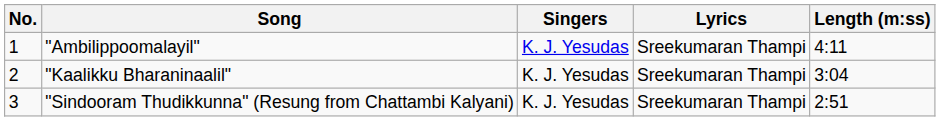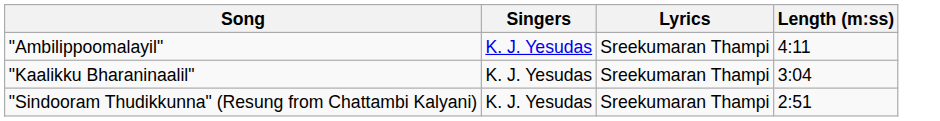- column: (23, 19)
